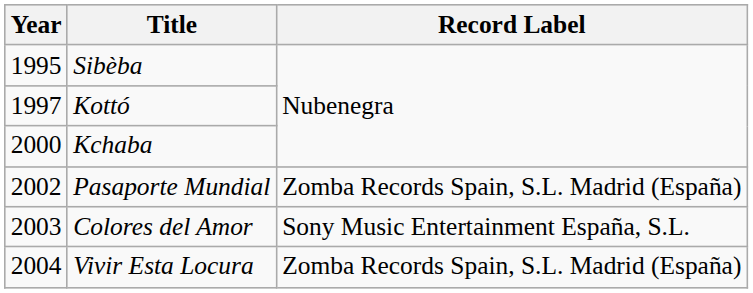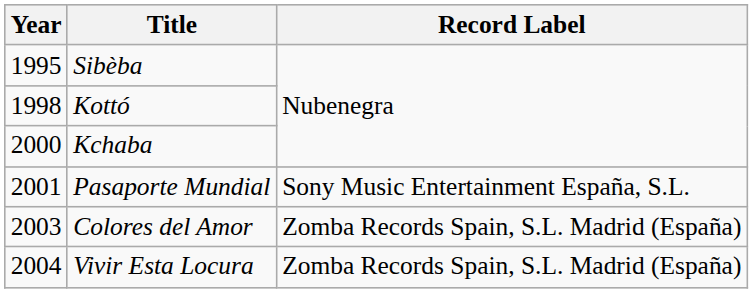(36, 105) 1997 -> (36, 105) 1998
(36, 186) 2002 -> (36, 186) 2001
(512, 186) Zomba Records Spain, S.L. Madrid (España) -> (486, 186) Sony Music Entertainment España, S.L.
(486, 226) Sony Music Entertainment España, S.L. -> (512, 226) Zomba Records Spain, S.L. Madrid (España)
